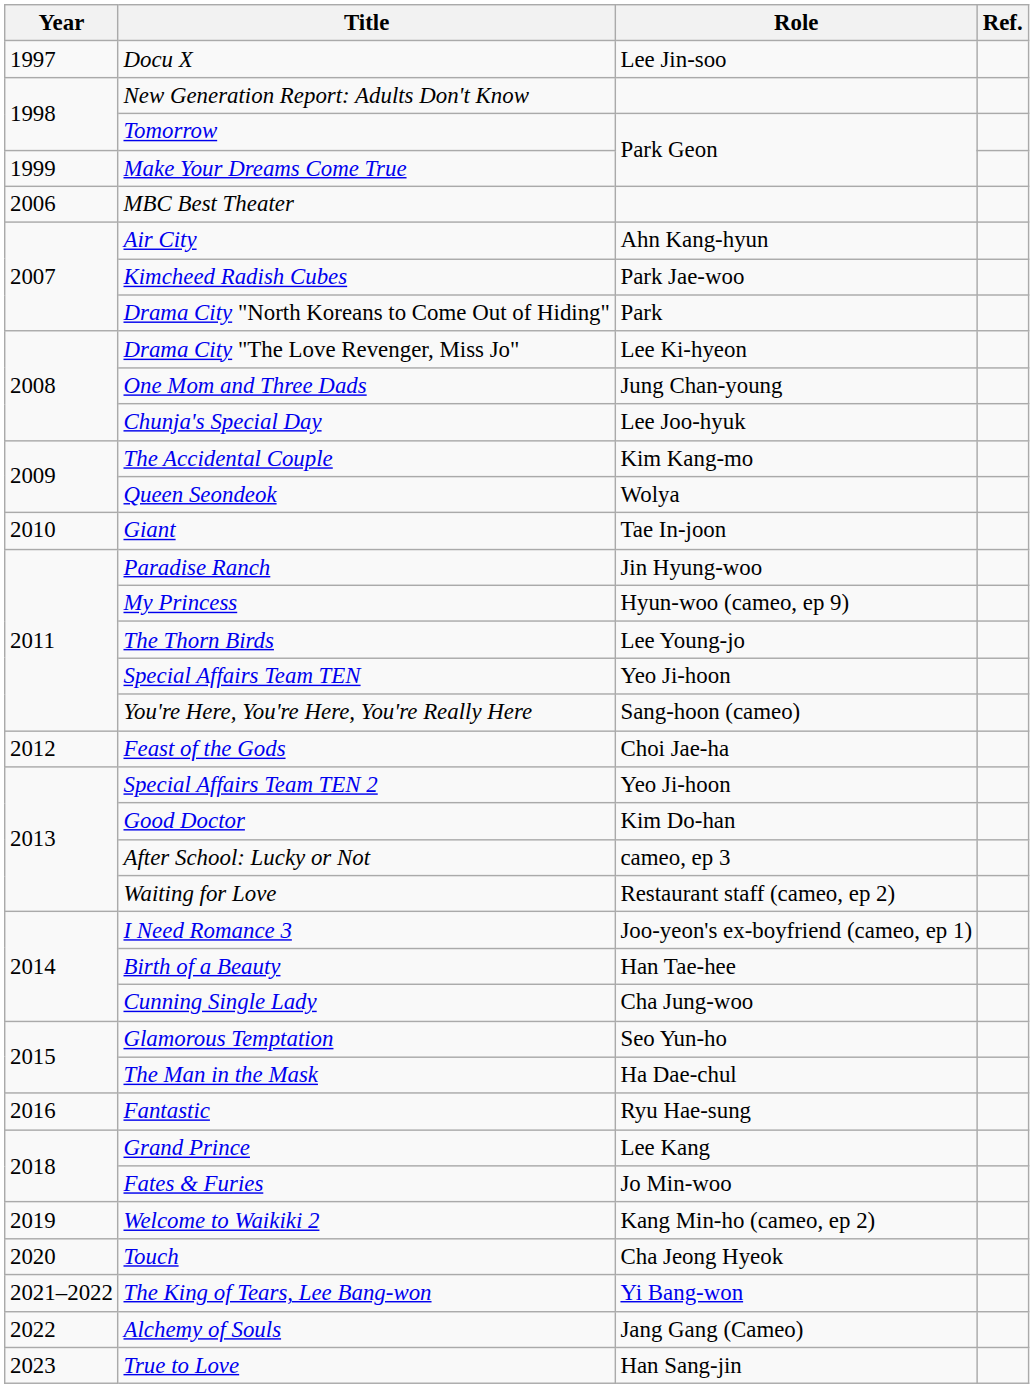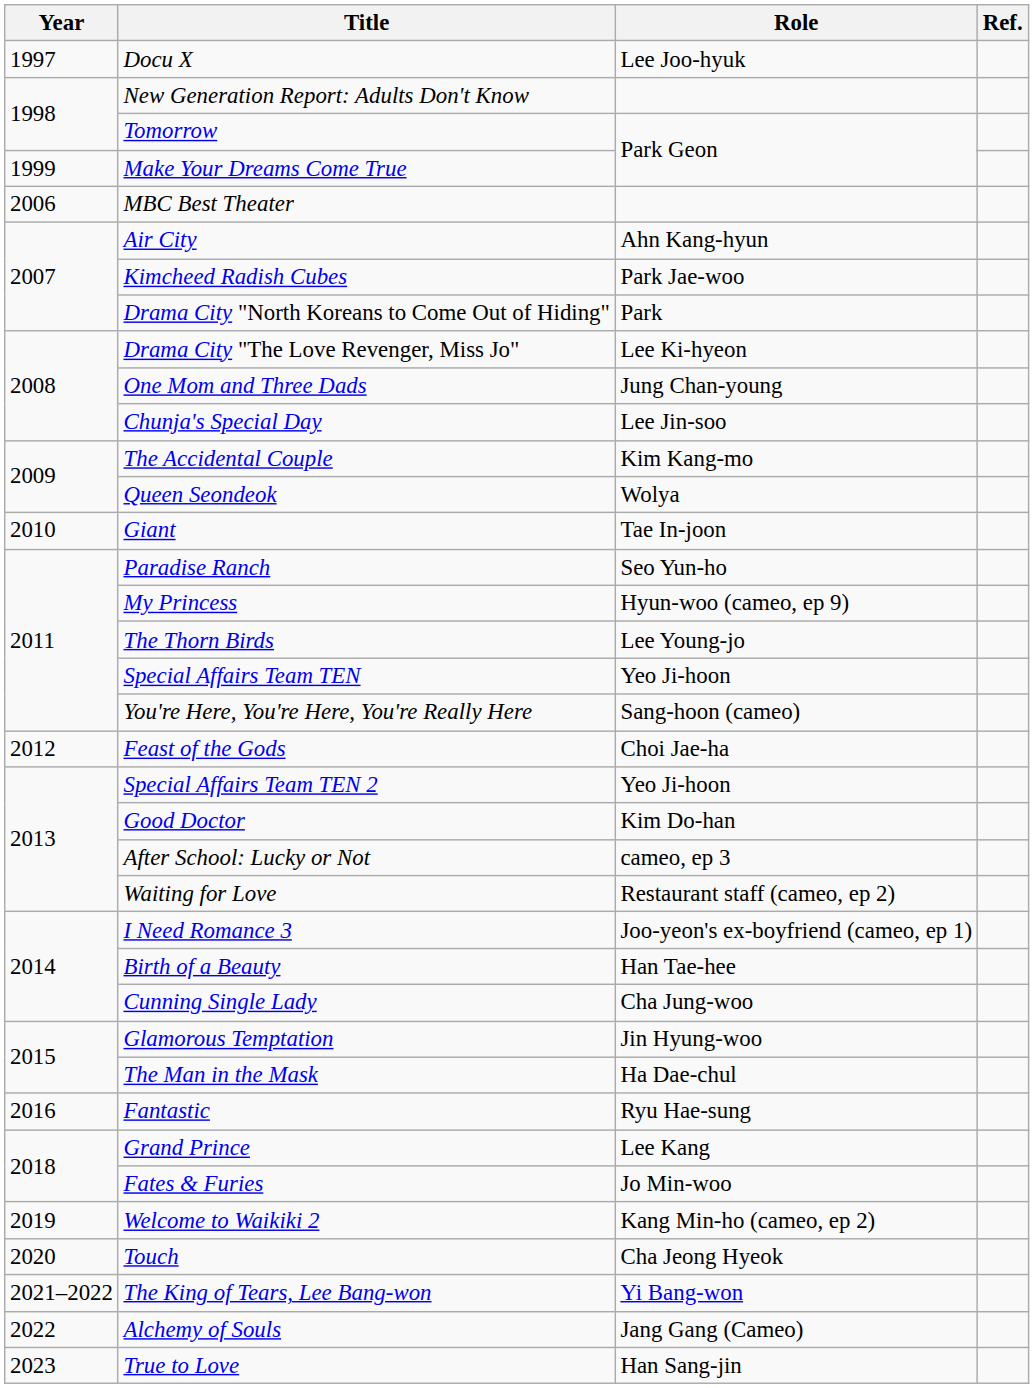(673, 58) Lee Jin-soo -> (683, 58) Lee Joo-hyuk
(683, 421) Lee Joo-hyuk -> (673, 421) Lee Jin-soo
(691, 566) Jin Hyung-woo -> (674, 566) Seo Yun-ho
(674, 1038) Seo Yun-ho -> (691, 1038) Jin Hyung-woo
